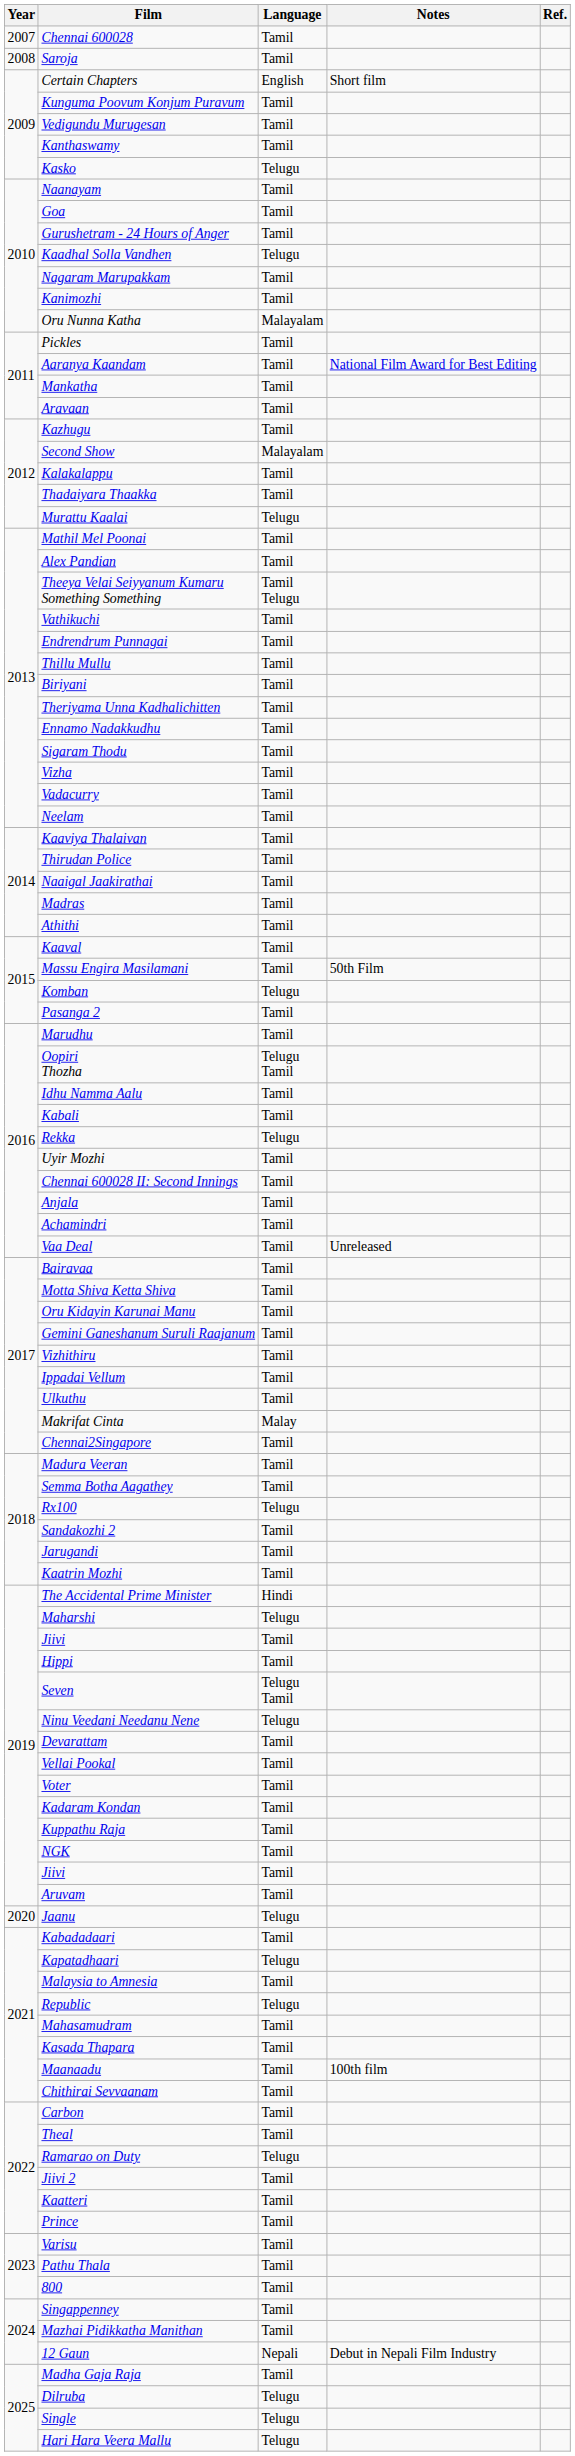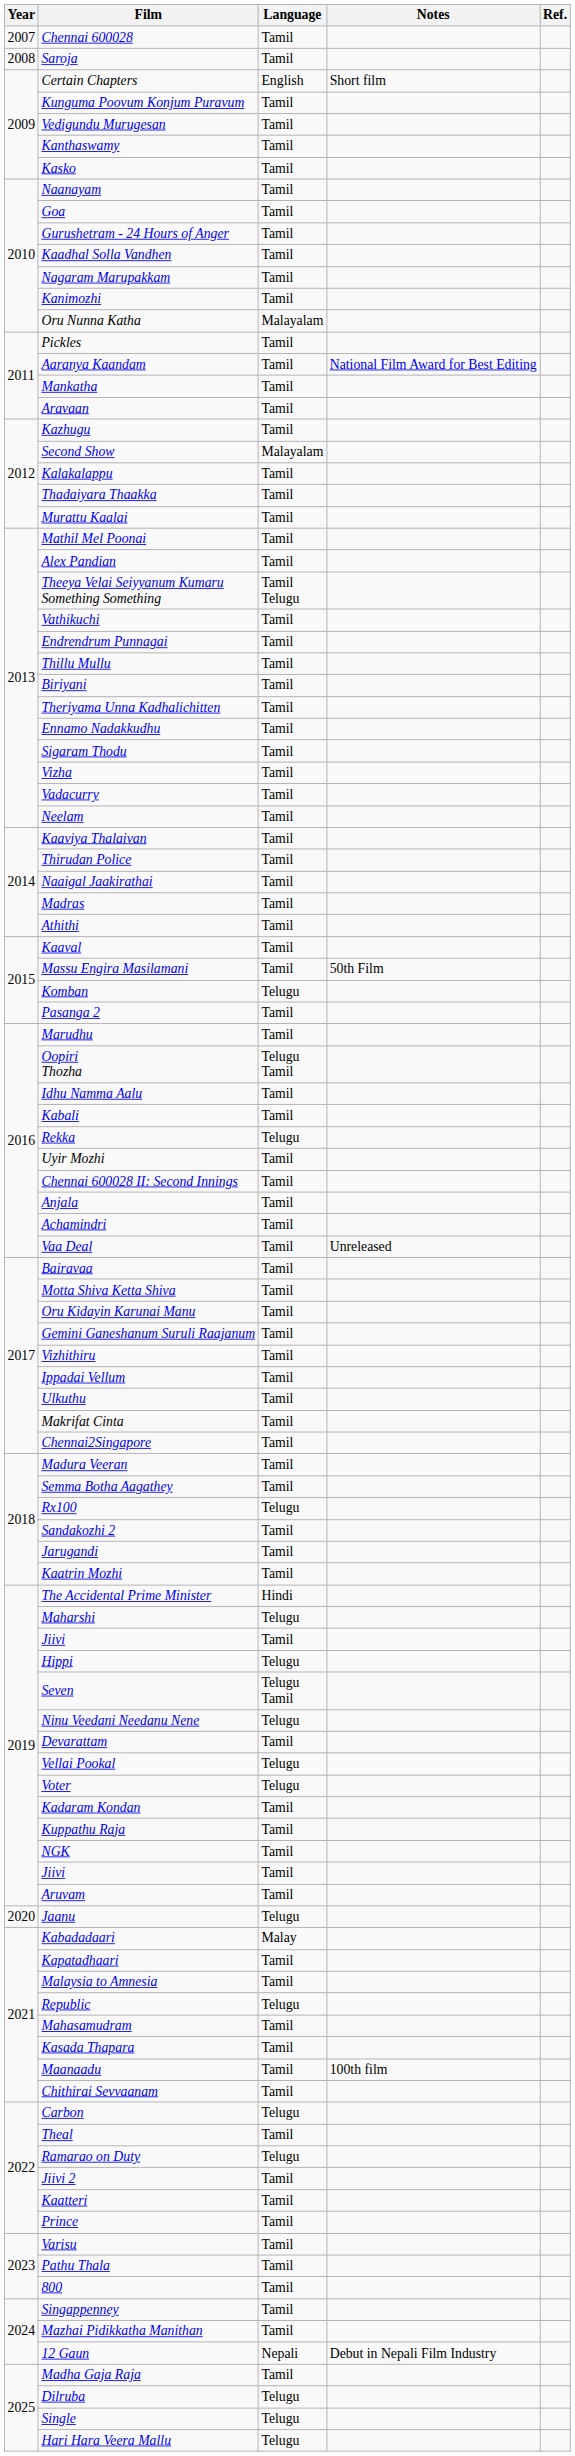(280, 168) Telugu -> (277, 168) Tamil
(280, 255) Telugu -> (277, 255) Tamil
(280, 517) Telugu -> (277, 517) Tamil
(279, 1421) Malay -> (277, 1421) Tamil
(277, 1661) Tamil -> (280, 1661) Telugu
(277, 1764) Tamil -> (280, 1764) Telugu
(277, 1785) Tamil -> (280, 1785) Telugu
(277, 1938) Tamil -> (279, 1938) Malay
(280, 1960) Telugu -> (277, 1960) Tamil
(277, 2113) Tamil -> (280, 2113) Telugu
